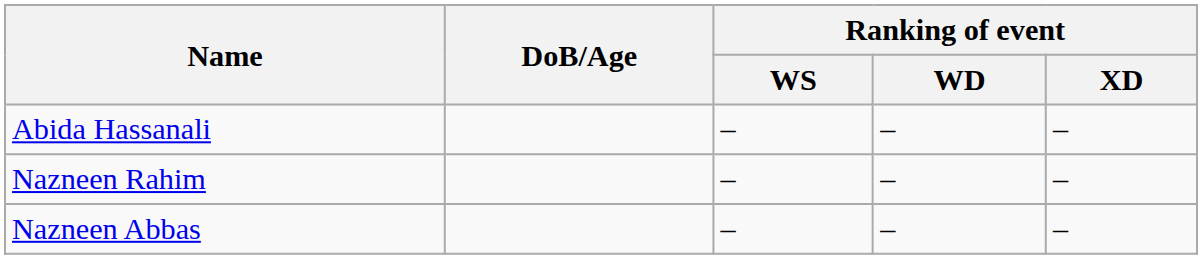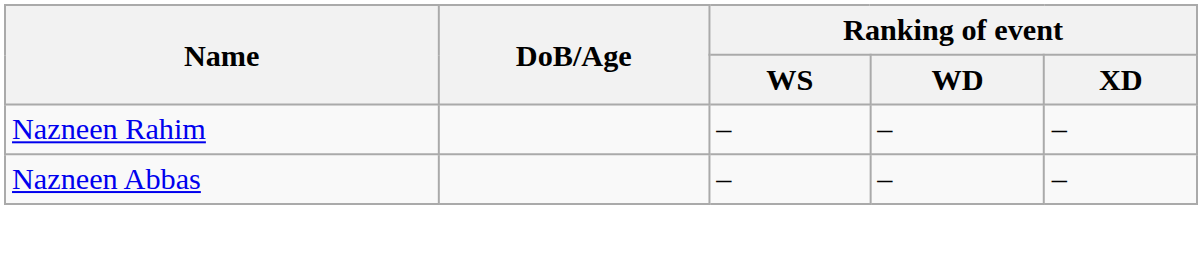- row: (111, 129)
